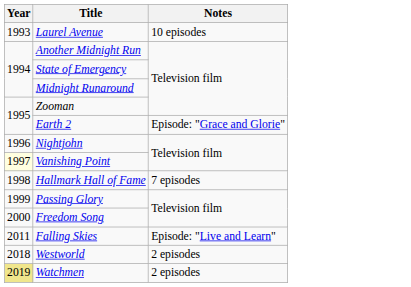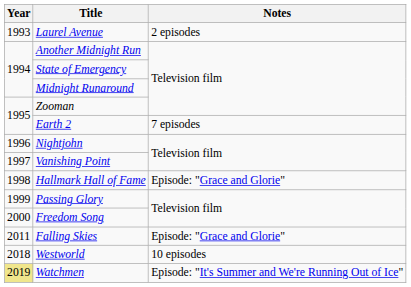(179, 32) 10 episodes -> (176, 32) 2 episodes
(218, 124) Episode: "Grace and Glorie" -> (176, 124) 7 episodes
(19, 161) lightyellow background -> (19, 161) no background
(176, 180) 7 episodes -> (218, 180) Episode: "Grace and Glorie"
(214, 236) Episode: "Live and Learn" -> (218, 236) Episode: "Grace and Glorie"
(176, 254) 2 episodes -> (179, 254) 10 episodes
(176, 273) 2 episodes -> (277, 273) Episode: "It's Summer and We're Running Out of Ice"
